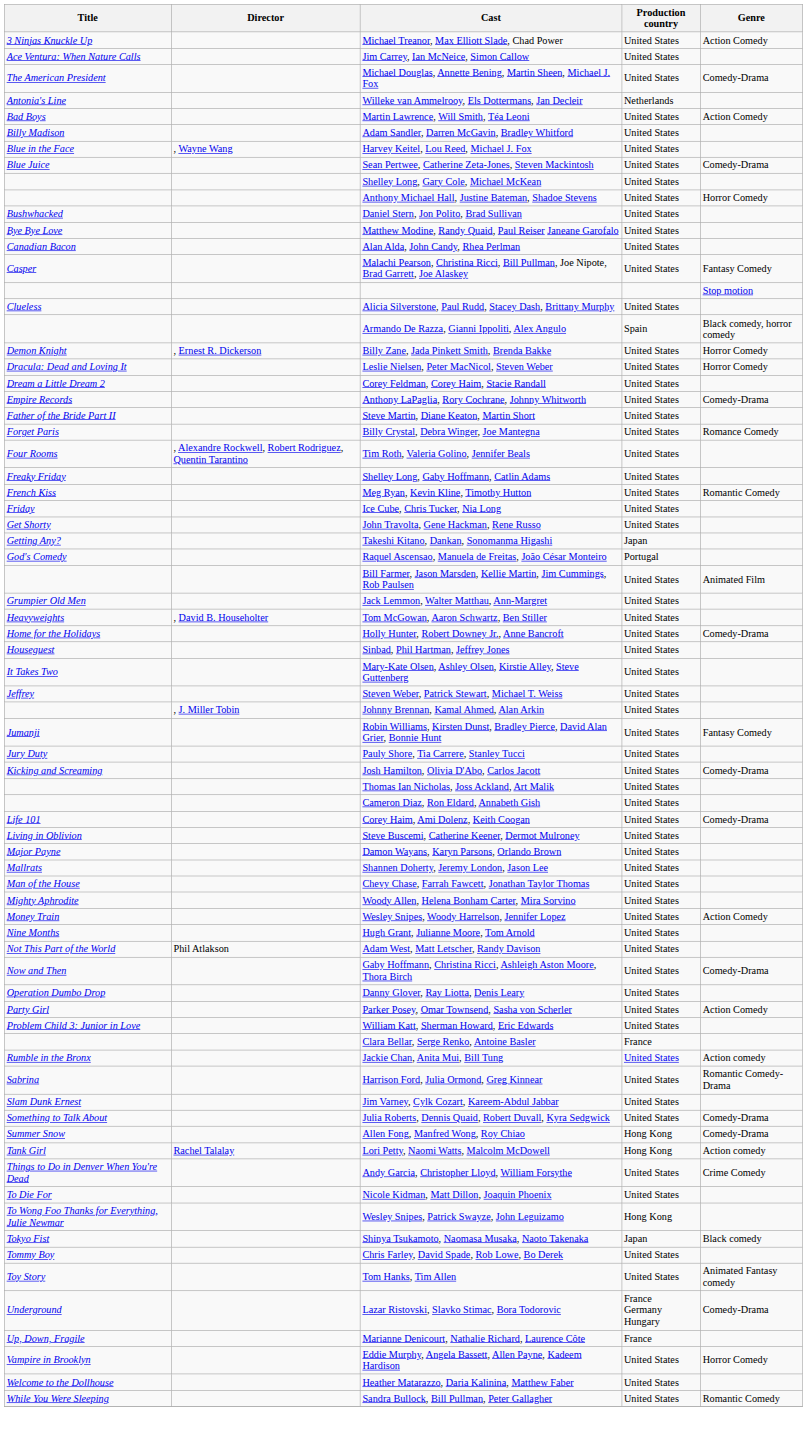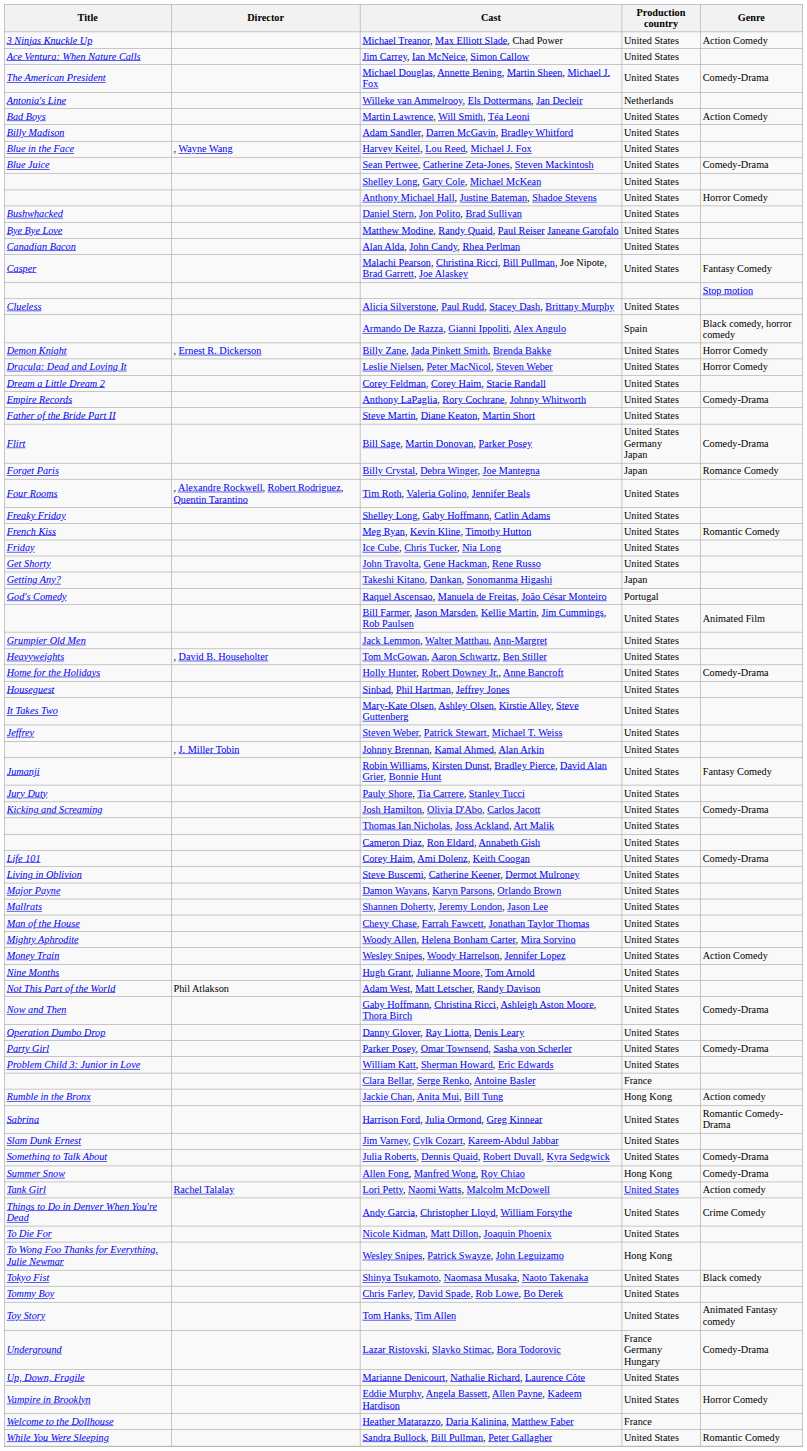+ row: (16, 443)
(651, 432) United States -> (636, 471) Japan
(735, 1009) Action Comedy -> (736, 1048) Comedy-Drama
(651, 1058) United States -> (648, 1097) Hong Kong
(648, 1150) Hong Kong -> (651, 1190) United States
(636, 1238) Japan -> (651, 1278) United States
(638, 1338) France -> (651, 1377) United States
(651, 1382) United States -> (638, 1421) France
